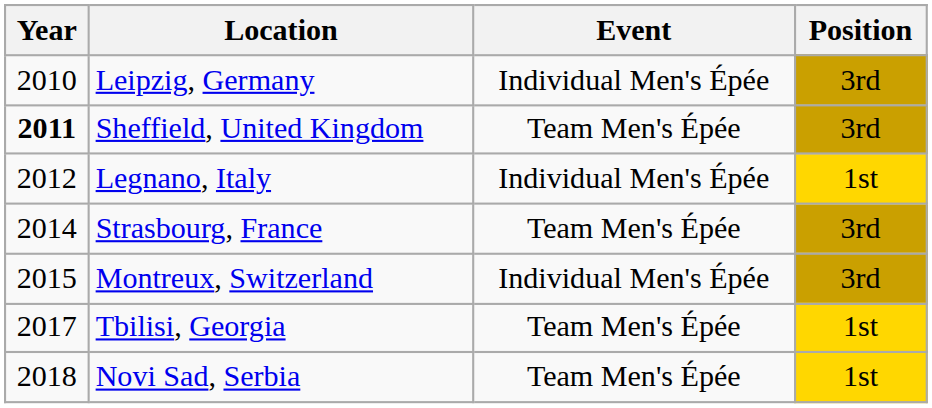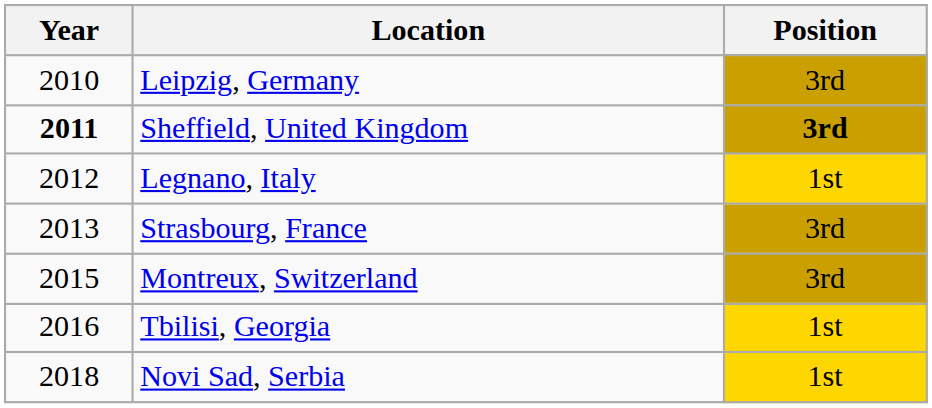- column: (634, 29)
(860, 128) normal -> (825, 128) bold
(47, 228) 2014 -> (69, 228) 2013
(47, 327) 2017 -> (69, 327) 2016
